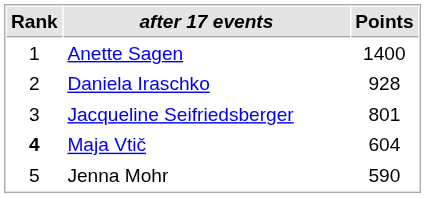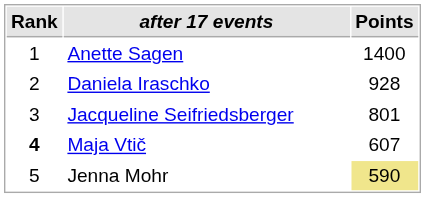(384, 145) 604 -> (384, 145) 607
(384, 176) no background -> (384, 176) khaki background
